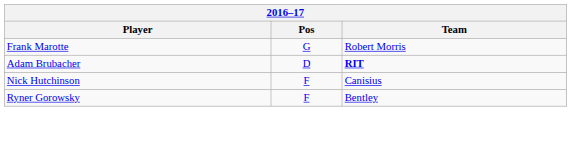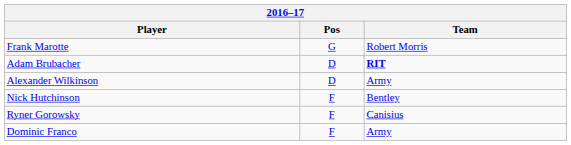+ row: (52, 81)
(363, 81) Canisius -> (383, 98) Bentley
(361, 98) Bentley -> (385, 115) Canisius
+ row: (42, 132)
